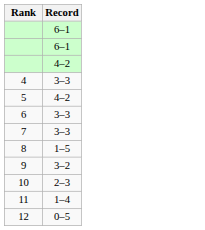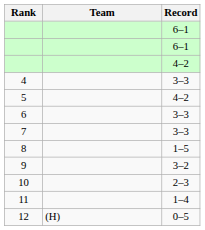+ column: (102, 13)
